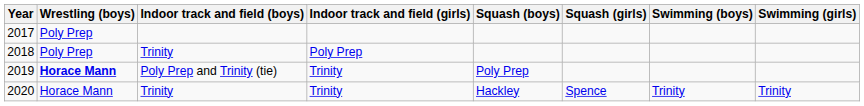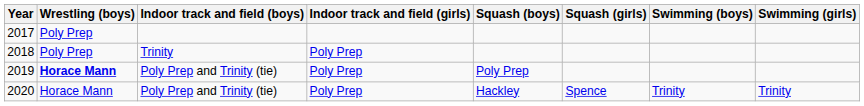(326, 71) Trinity -> (336, 71) Poly Prep
(157, 91) Trinity -> (209, 91) Poly Prep and Trinity (tie)
(326, 91) Trinity -> (336, 91) Poly Prep
